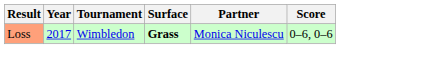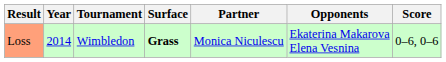+ column: (340, 14)
(59, 33) 2017 -> (59, 40) 2014
